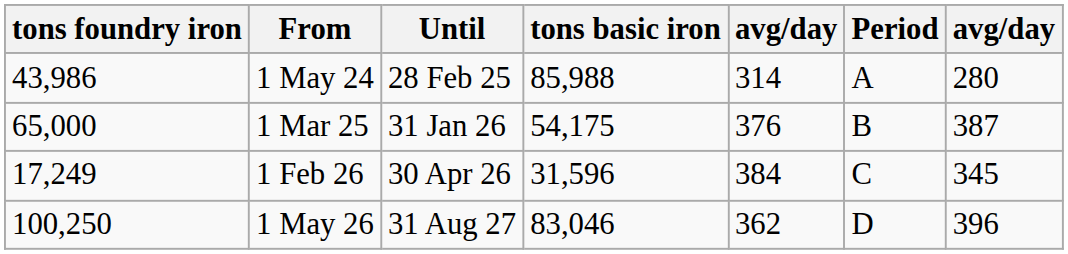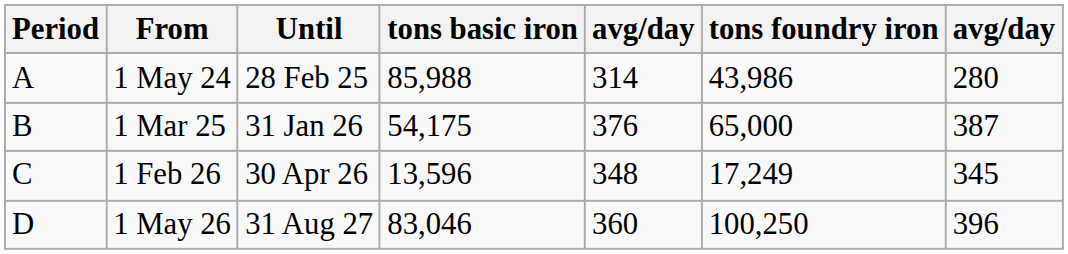columns swapped: (895, 28) <-> (127, 28)
(572, 175) 31,596 -> (430, 175) 13,596
(758, 175) 384 -> (615, 175) 348
(758, 223) 362 -> (615, 223) 360
